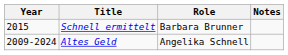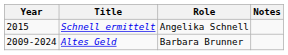(202, 27) Barbara Brunner -> (204, 27) Angelika Schnell
(204, 42) Angelika Schnell -> (202, 42) Barbara Brunner
